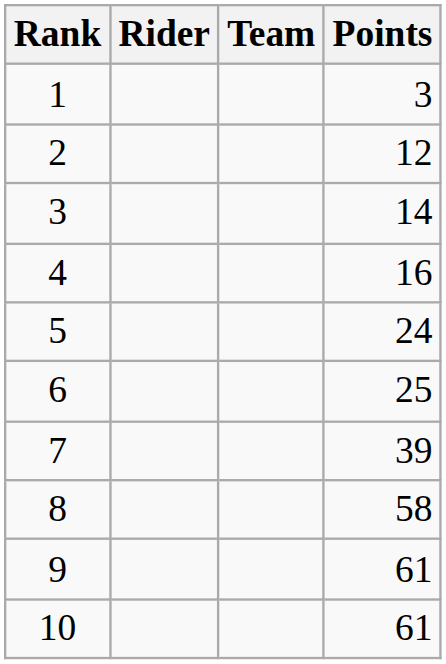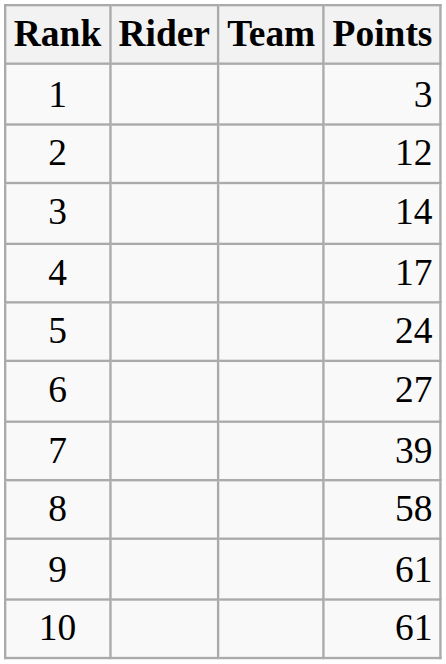(414, 271) 16 -> (414, 271) 17
(414, 390) 25 -> (414, 390) 27
